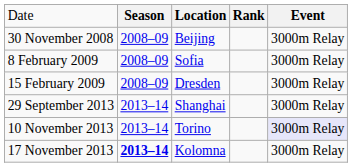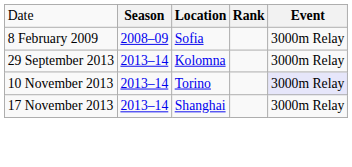- row: (60, 38)
- row: (56, 83)
(200, 106) Shanghai -> (200, 61) Kolomna
(144, 151) bold -> (144, 106) normal
(200, 151) Kolomna -> (200, 106) Shanghai
